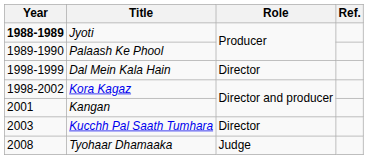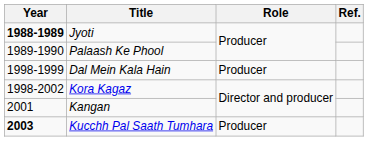(239, 70) Director -> (243, 70) Producer
(20, 126) normal -> (20, 126) bold
(239, 126) Director -> (243, 126) Producer
- row: (121, 145)
